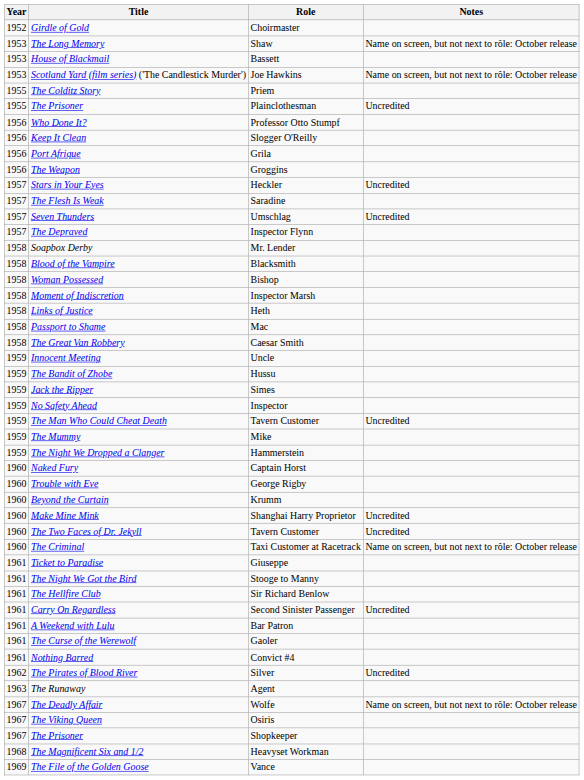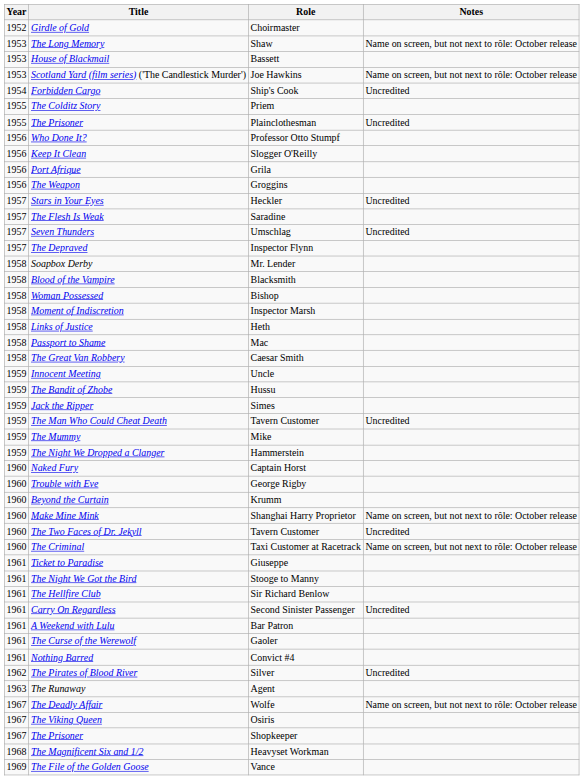+ row: (66, 91)
- row: (64, 405)
(387, 515) Uncredited -> (471, 515) Name on screen, but not next to rôle: October release
